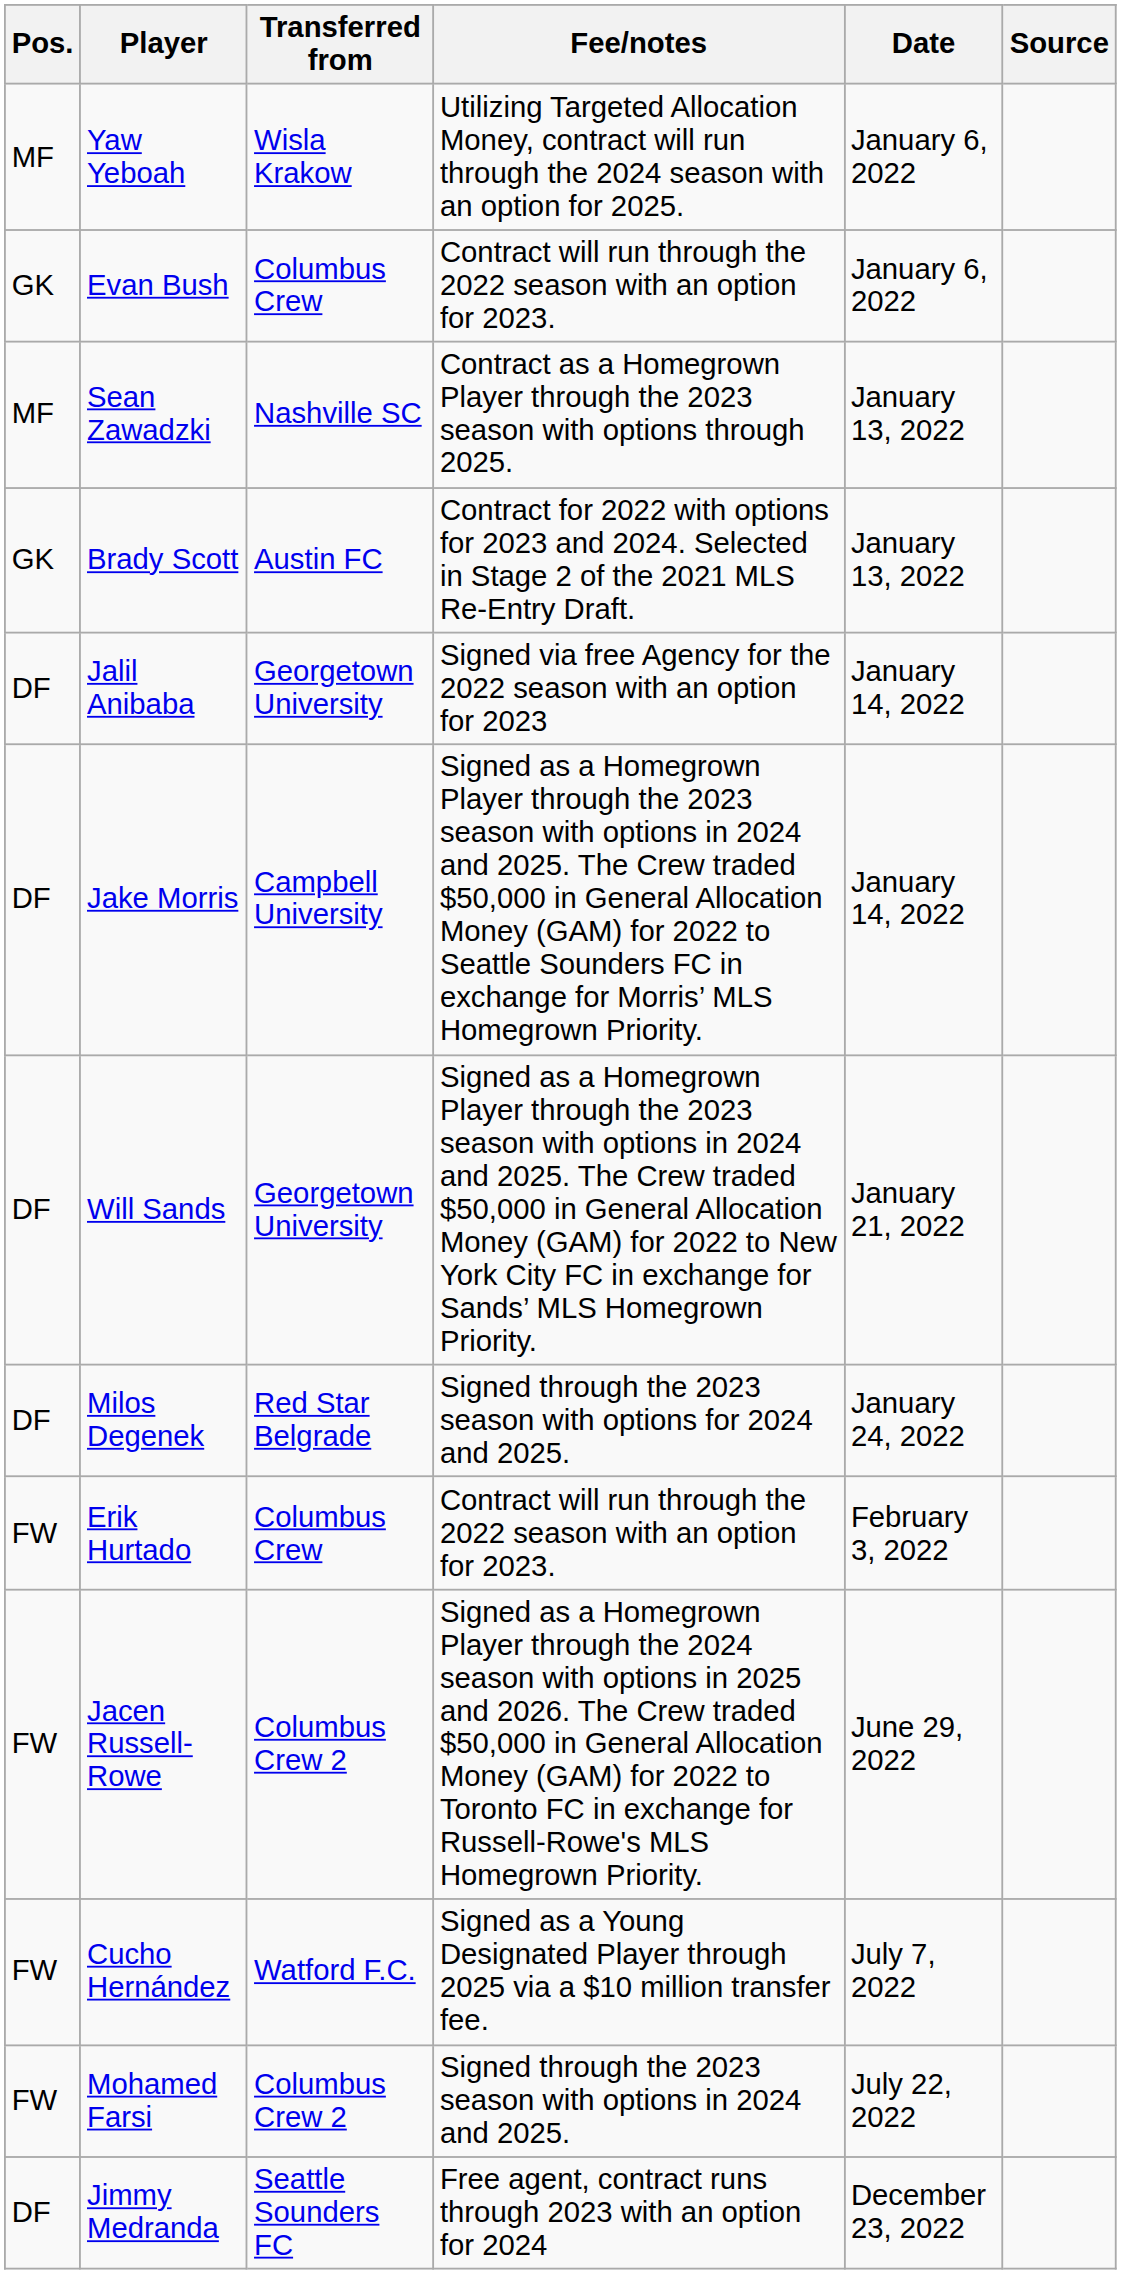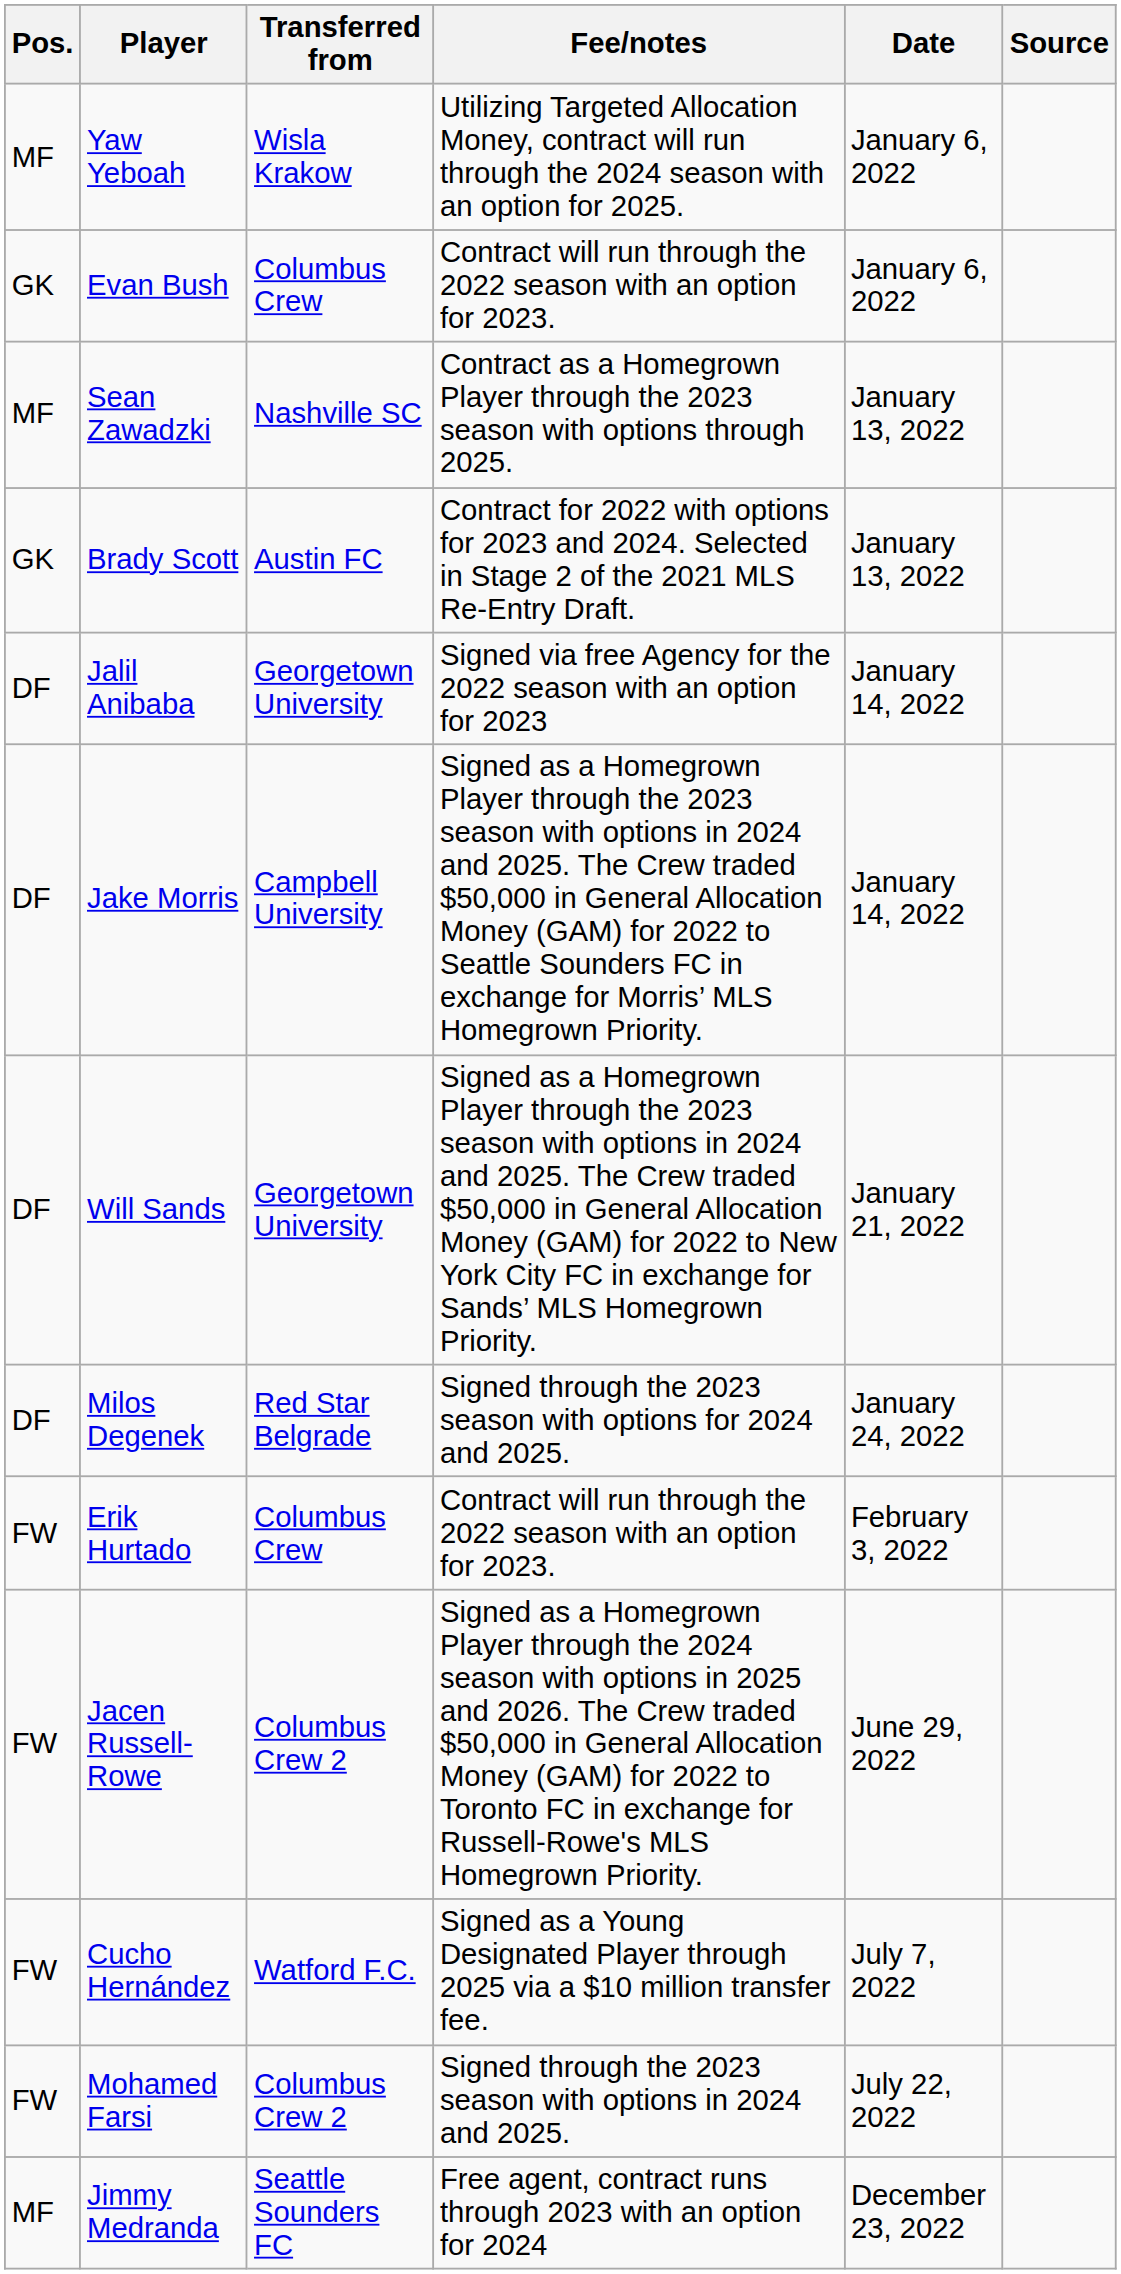(31, 2212) DF -> (33, 2212) MF
